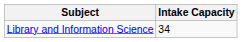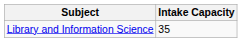(164, 29) 34 -> (164, 29) 35
